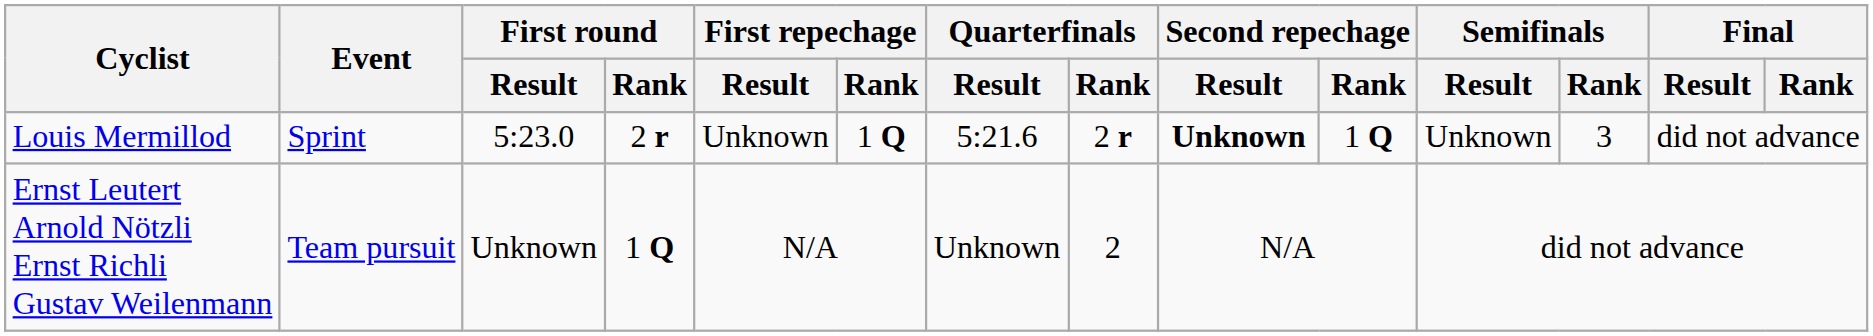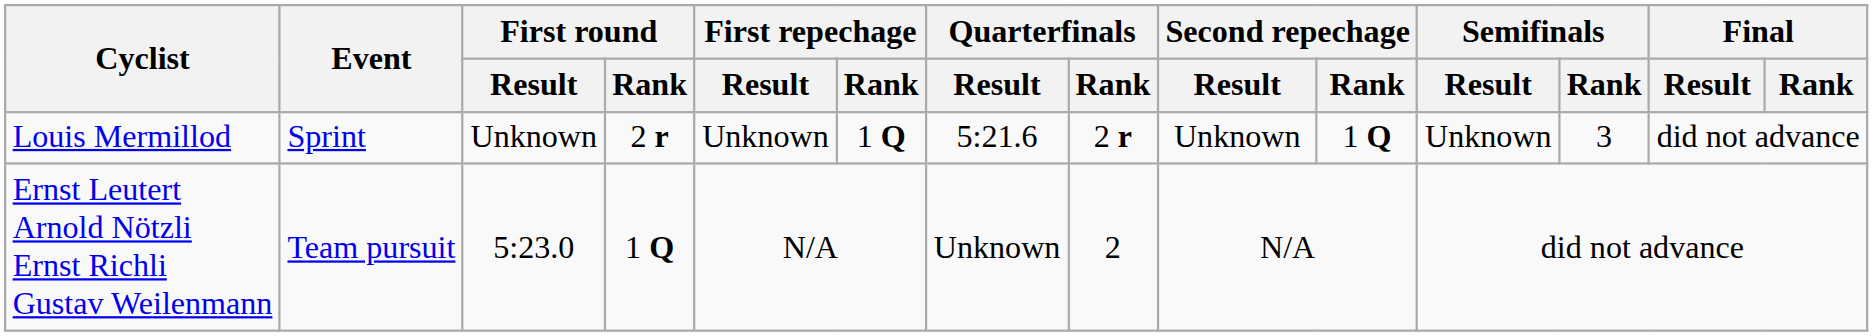(534, 137) 5:23.0 -> (534, 137) Unknown
(1239, 137) bold -> (1237, 137) normal
(534, 247) Unknown -> (534, 247) 5:23.0
